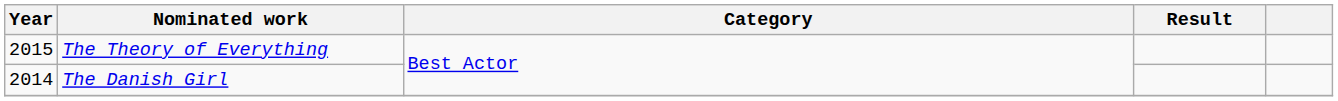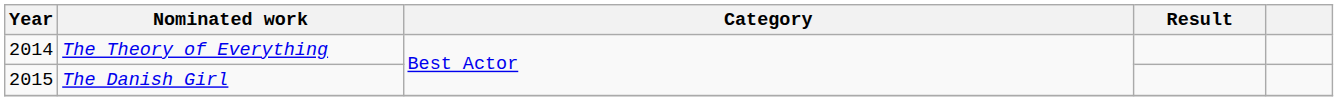(31, 50) 2015 -> (31, 50) 2014
(31, 80) 2014 -> (31, 80) 2015
